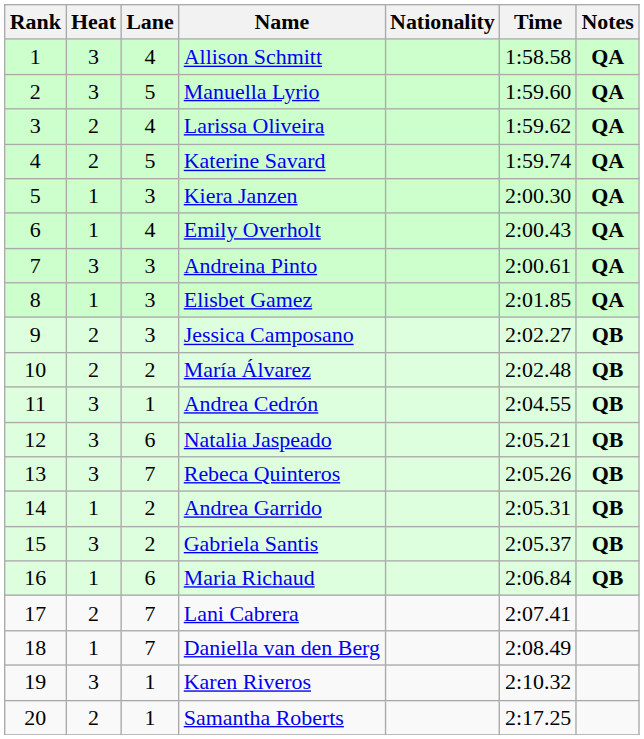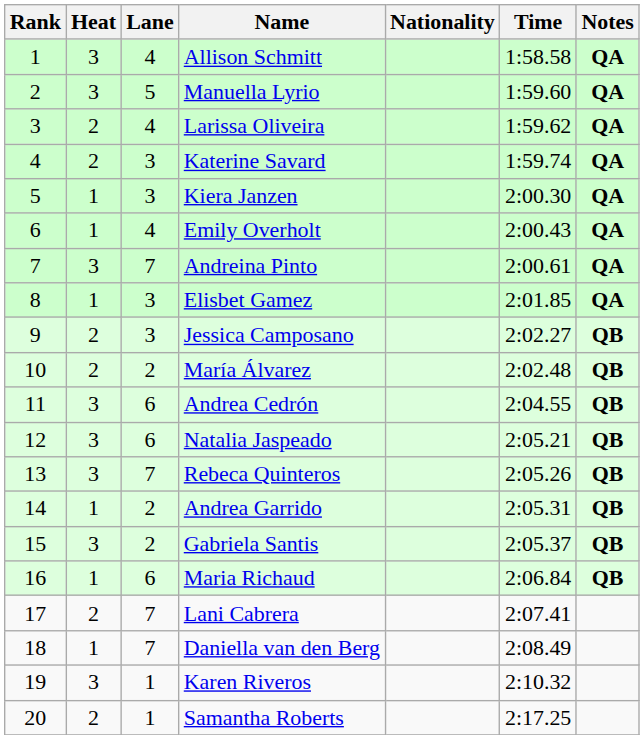(150, 160) 5 -> (150, 160) 3
(150, 265) 3 -> (150, 265) 7
(150, 404) 1 -> (150, 404) 6
